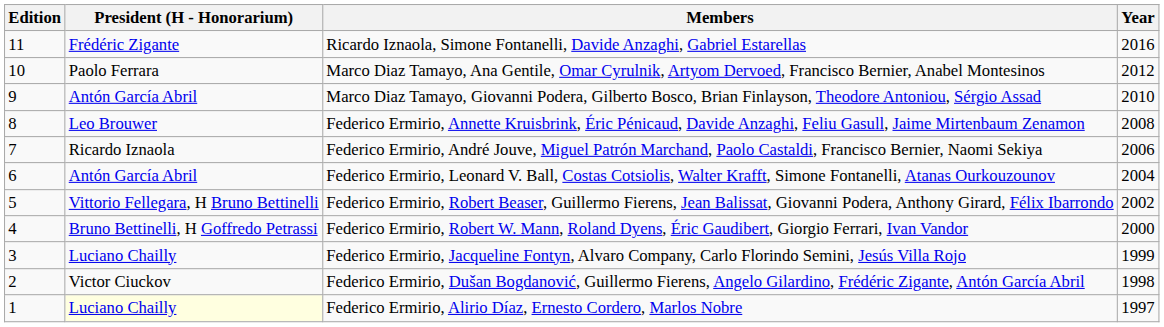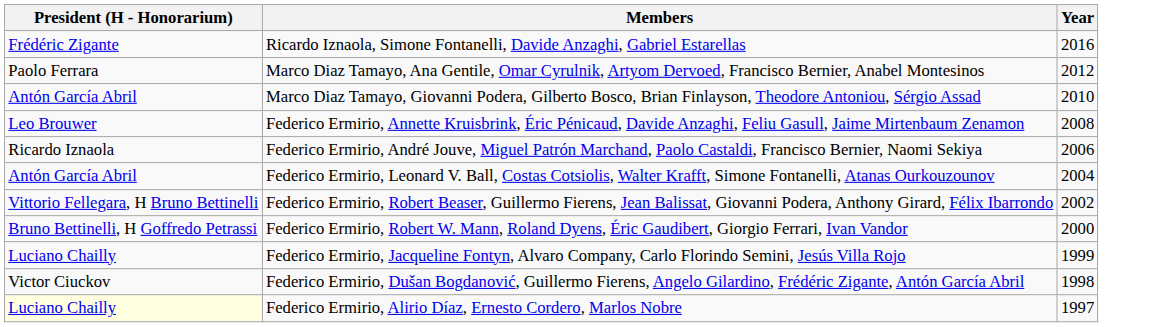- column: (35, 17)
